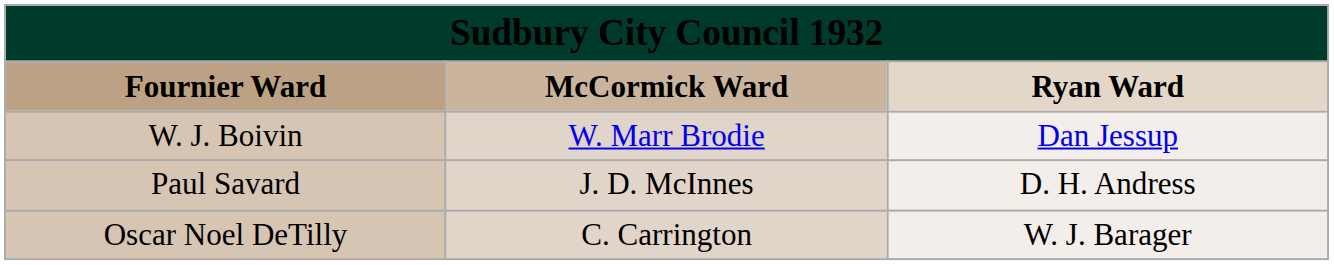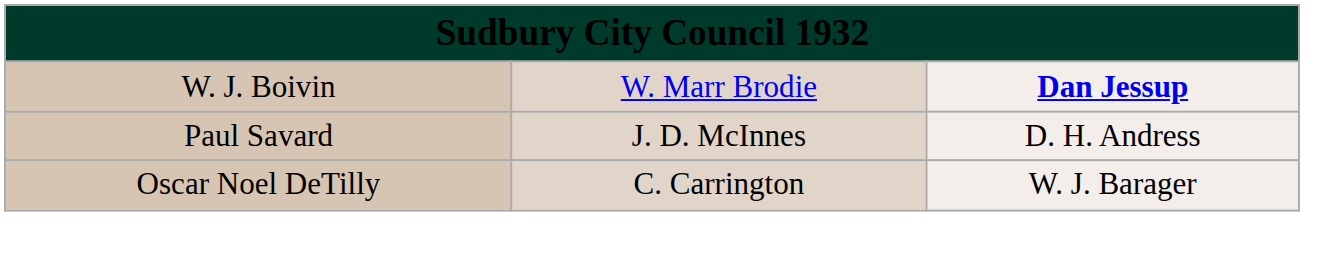- row: (226, 86)
(1108, 135) normal -> (1113, 86) bold
